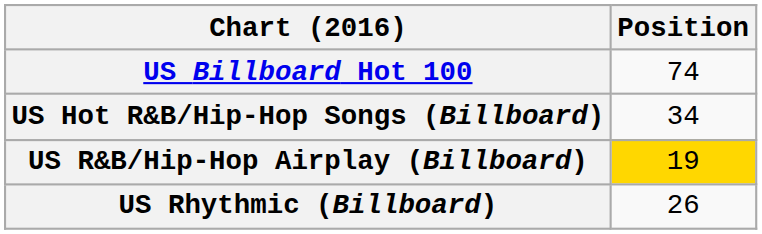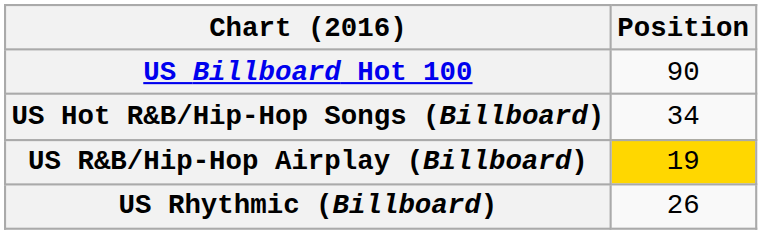(683, 72) 74 -> (683, 72) 90
